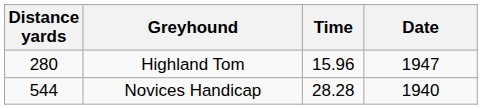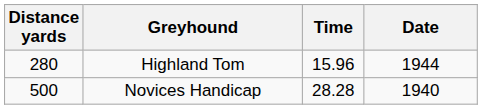(421, 63) 1947 -> (421, 63) 1944
(44, 90) 544 -> (44, 90) 500
